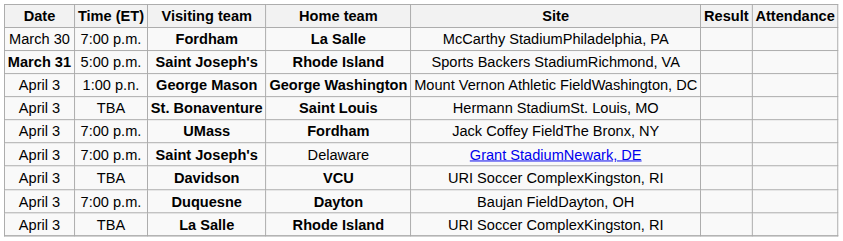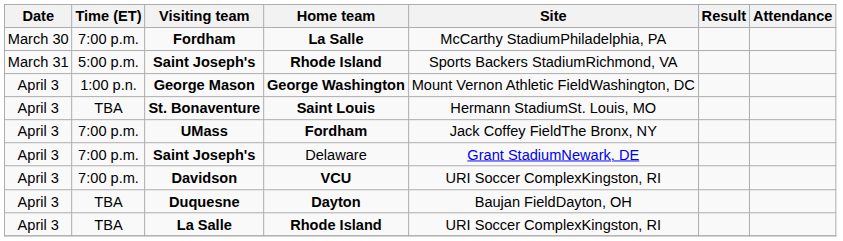(39, 62) bold -> (38, 62) normal
(111, 178) TBA -> (109, 178) 7:00 p.m.
(111, 201) 7:00 p.m. -> (109, 201) TBA
